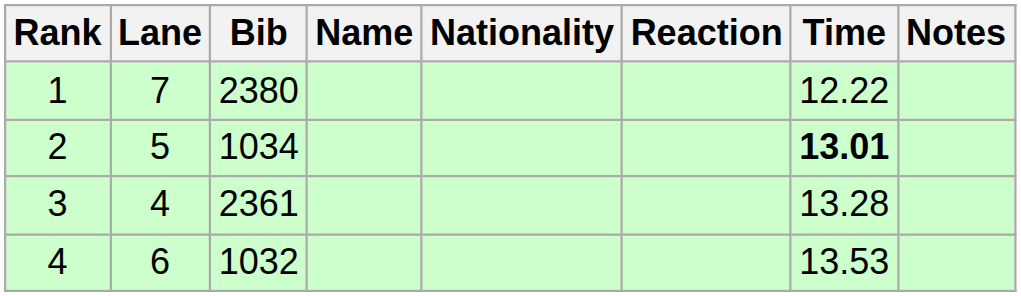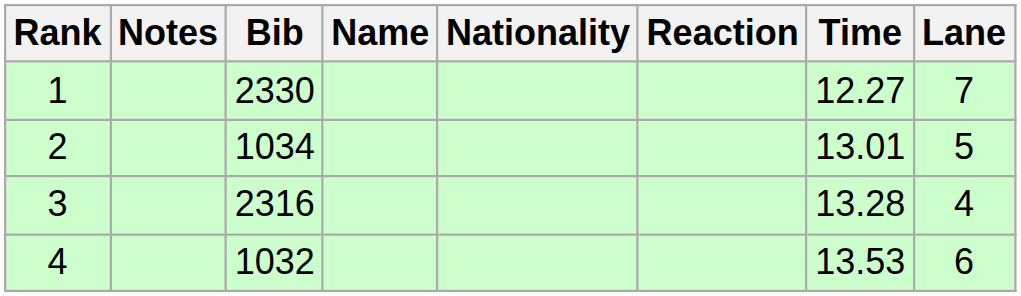columns swapped: (160, 33) <-> (956, 33)
(259, 90) 2380 -> (275, 90) 2330
(844, 90) 12.22 -> (860, 90) 12.27
(844, 147) bold -> (860, 147) normal
(259, 204) 2361 -> (275, 204) 2316
